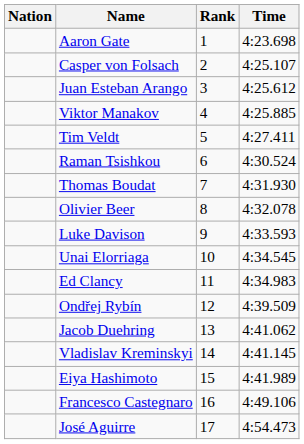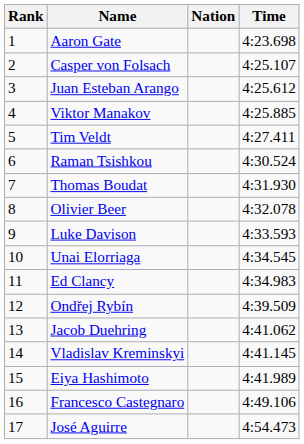columns swapped: (217, 16) <-> (30, 16)
